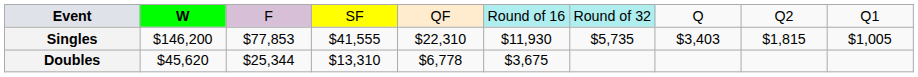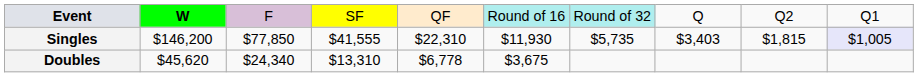(269, 39) $77,853 -> (269, 39) $77,850
(870, 39) no background -> (870, 39) lavender background
(269, 61) $25,344 -> (269, 61) $24,340
